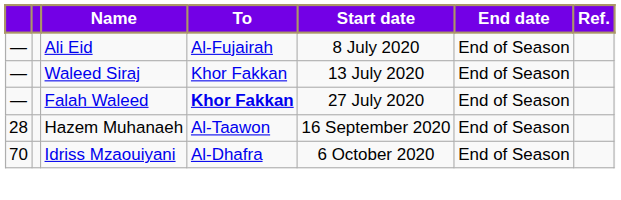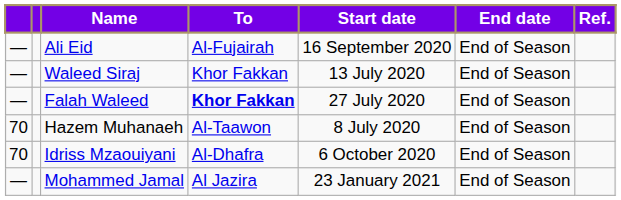(376, 46) 8 July 2020 -> (377, 46) 16 September 2020
(18, 127) 28 -> (18, 127) 70
(376, 127) 16 September 2020 -> (377, 127) 8 July 2020
+ row: (114, 181)
